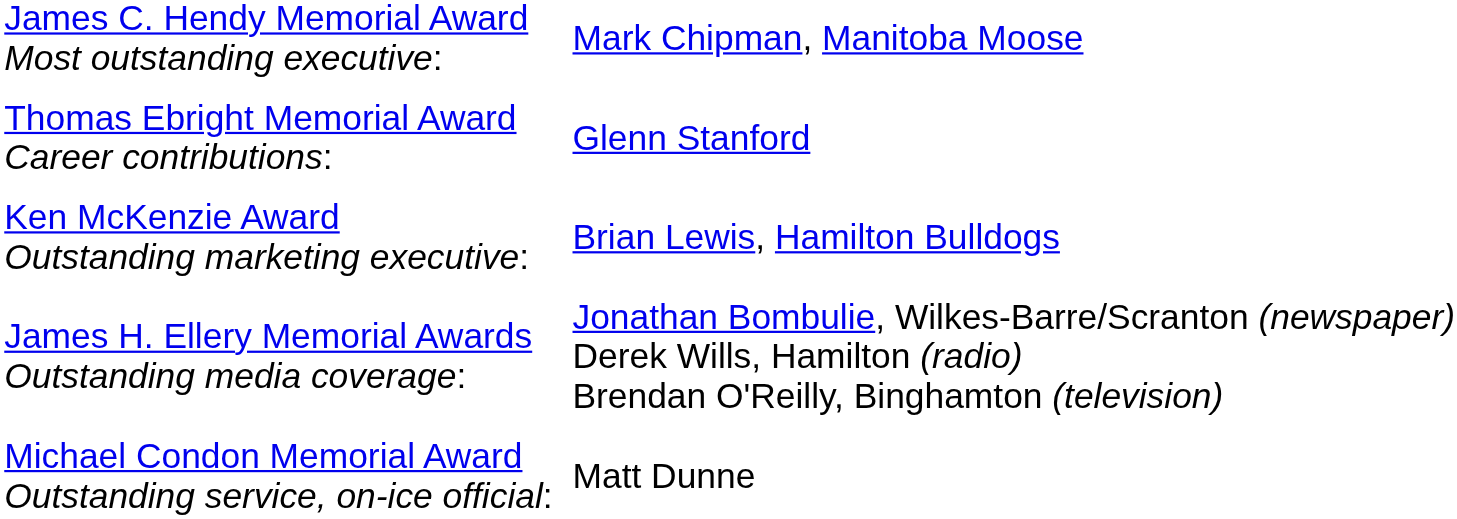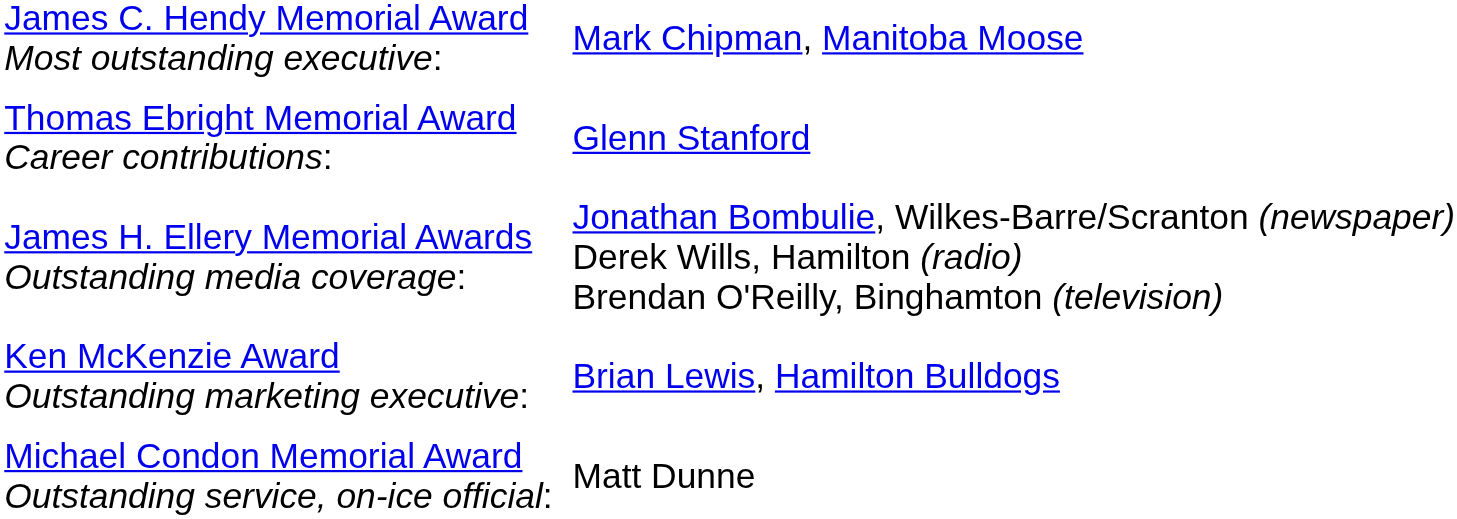rows swapped: (268, 356) <-> (267, 237)
